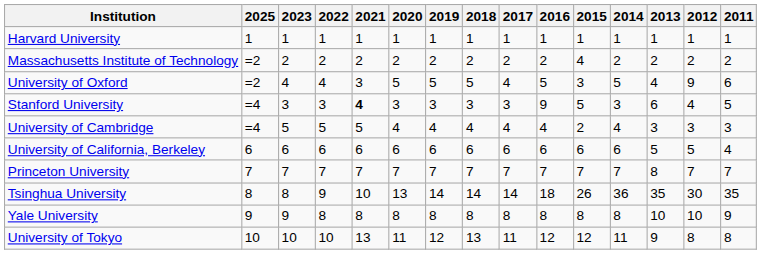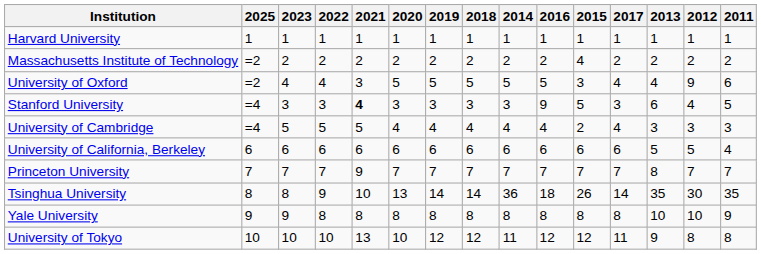columns swapped: (518, 16) <-> (629, 16)
(359, 171) 7 -> (359, 171) 9
(399, 238) 11 -> (400, 238) 10
(473, 238) 13 -> (473, 238) 12
